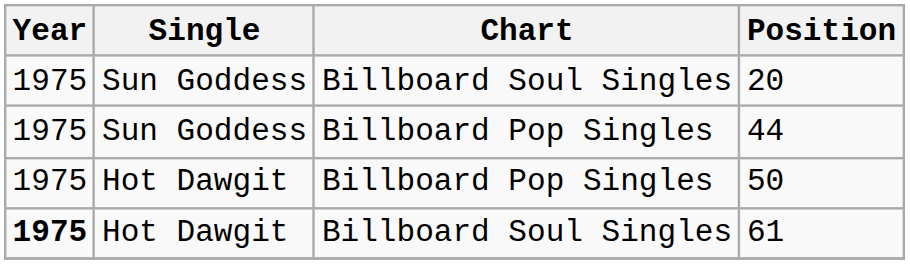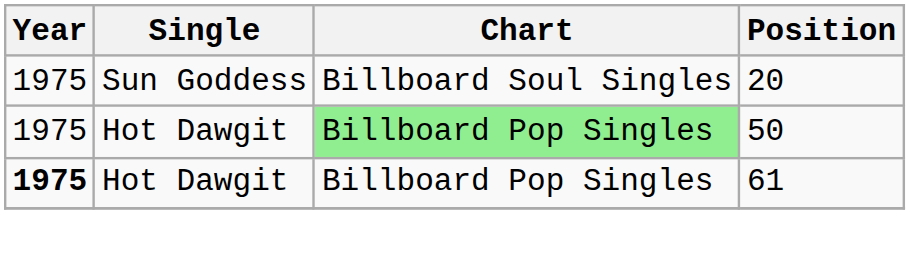- row: (766, 132)
(518, 182) no background -> (518, 132) lightgreen background
(527, 233) Billboard Soul Singles -> (518, 182) Billboard Pop Singles
